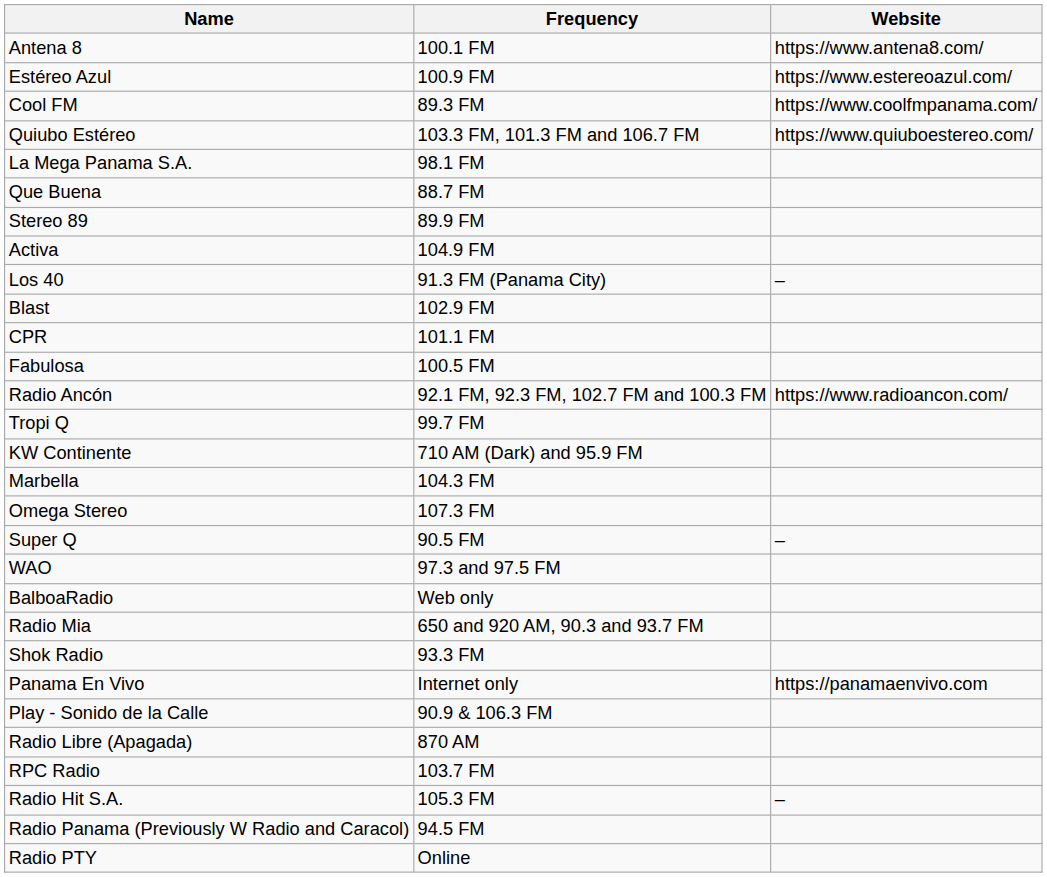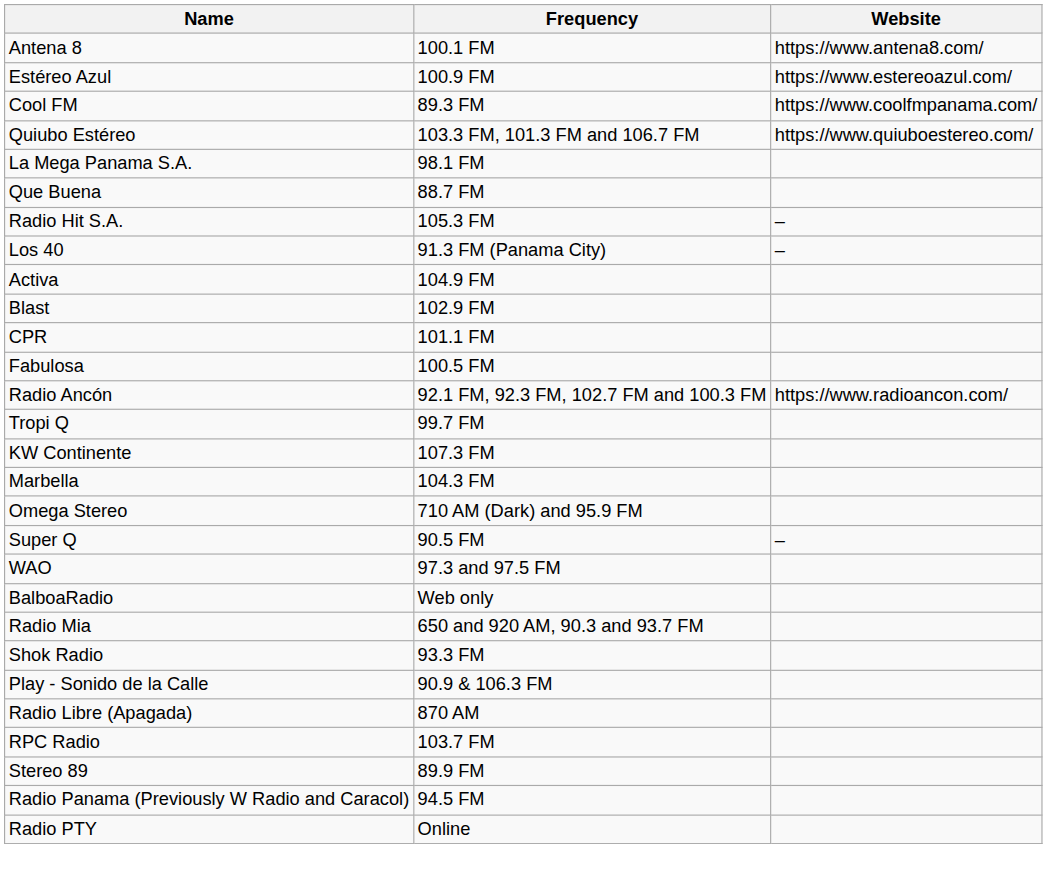rows swapped: (66, 800) <-> (48, 221)
rows swapped: (36, 279) <-> (34, 250)
(530, 452) 710 AM (Dark) and 95.9 FM -> (456, 452) 107.3 FM
(456, 510) 107.3 FM -> (530, 510) 710 AM (Dark) and 95.9 FM
- row: (77, 684)
